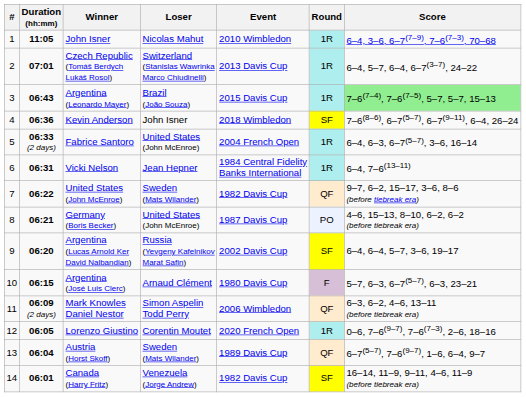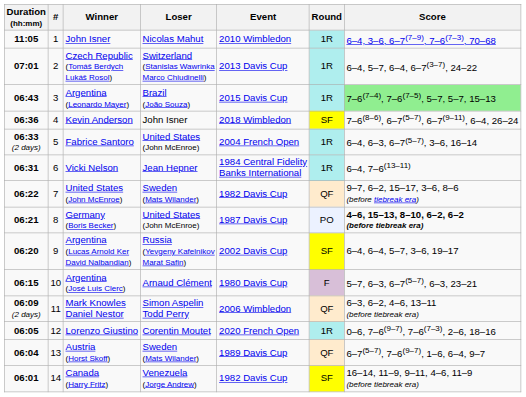columns swapped: (12, 17) <-> (41, 17)
(405, 220) normal -> (405, 220) bold
